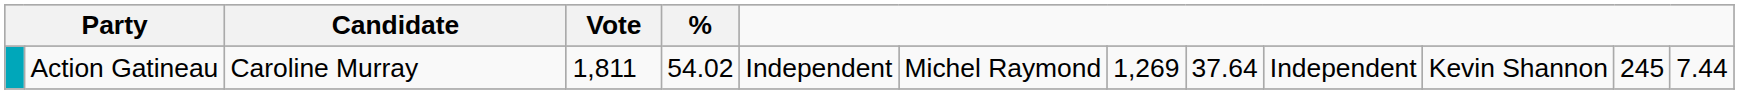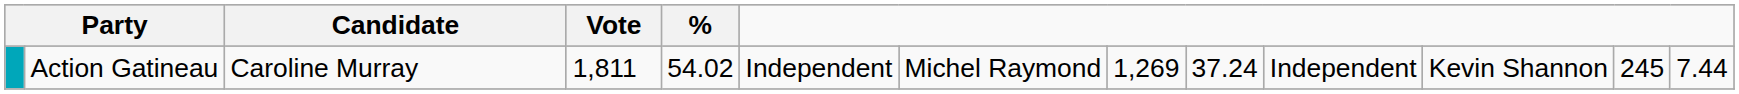(1225, 67) 37.64 -> (1225, 67) 37.24
